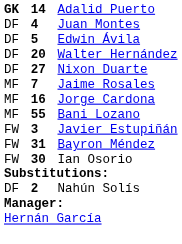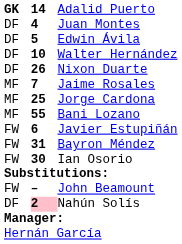(38, 54) 20 -> (38, 54) 10
(38, 69) 27 -> (38, 69) 26
(38, 99) 16 -> (38, 99) 25
(35, 129) 3 -> (35, 129) 6
+ row: (106, 189)
(35, 189) no background -> (35, 204) pink background
